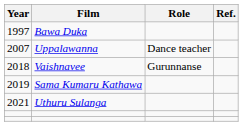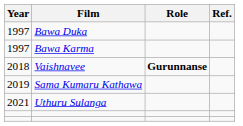+ row: (18, 48)
- row: (18, 48)
(174, 66) normal -> (177, 66) bold
